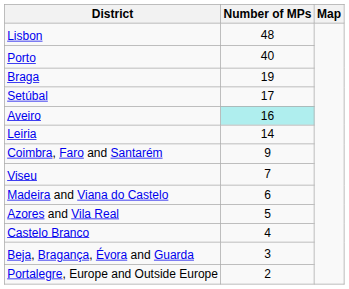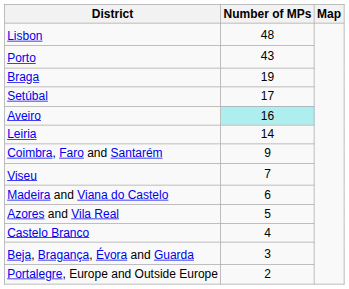(267, 56) 40 -> (267, 56) 43
